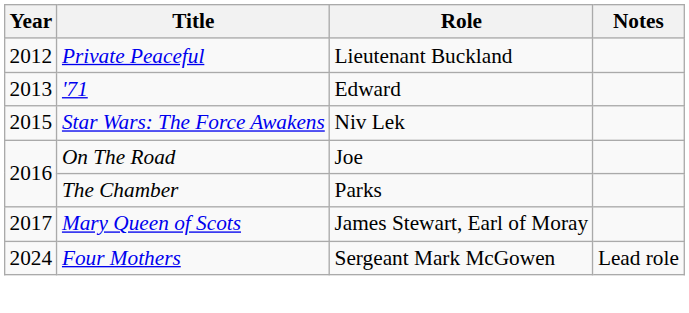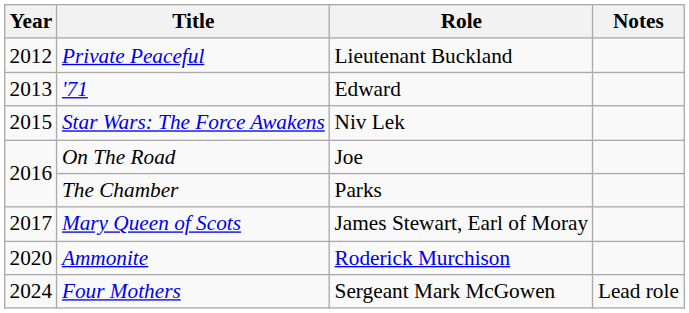+ row: (105, 257)
